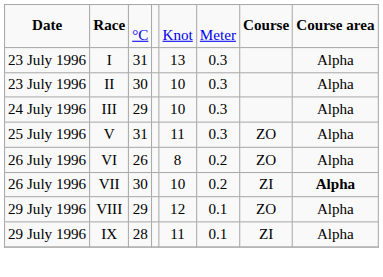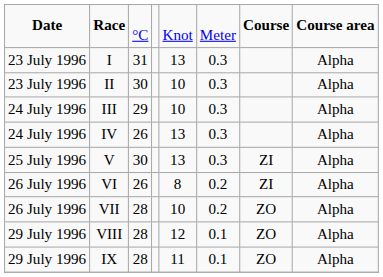+ row: (109, 134)
(140, 134) 31 -> (140, 159) 30
(178, 134) 11 -> (178, 159) 13
(266, 134) ZO -> (266, 159) ZI
(266, 159) ZO -> (266, 184) ZI
(140, 184) 30 -> (140, 209) 28
(266, 184) ZI -> (266, 209) ZO
(335, 184) bold -> (335, 209) normal
(140, 209) 29 -> (140, 234) 28
(266, 234) ZI -> (266, 259) ZO
